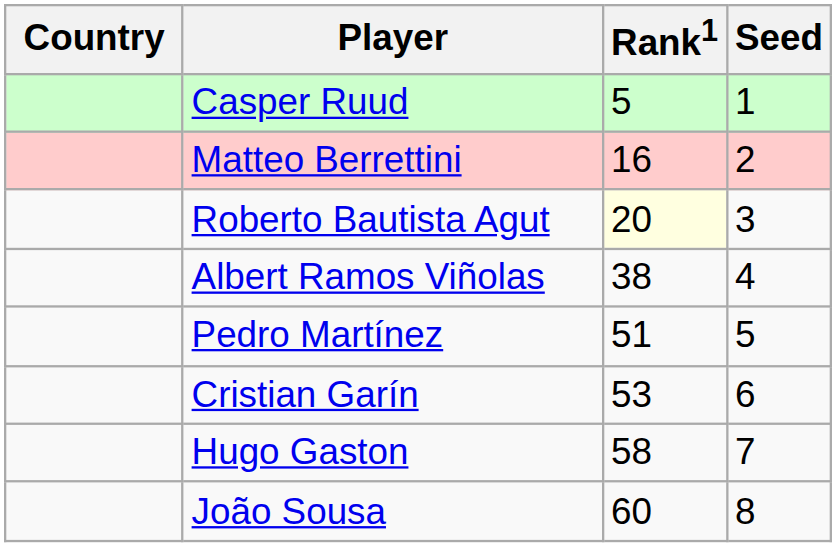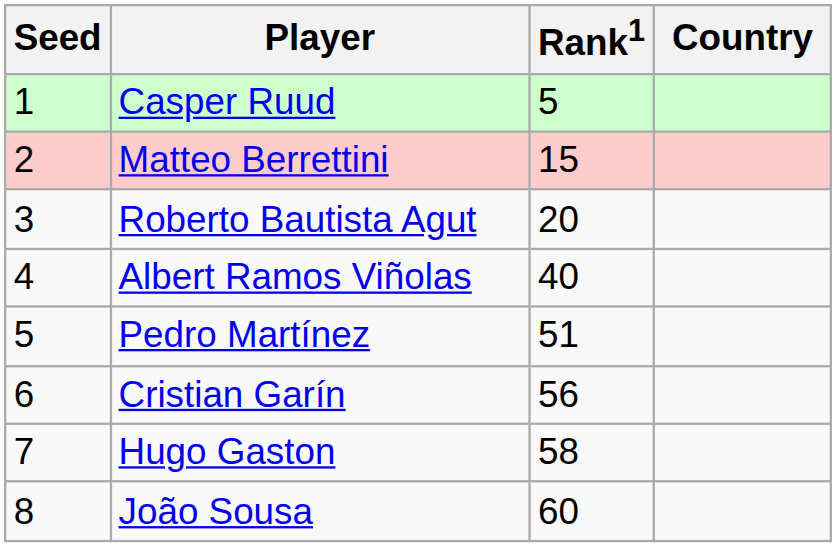columns swapped: (94, 38) <-> (779, 38)
(632, 160) 16 -> (558, 160) 15
(632, 218) lightyellow background -> (558, 218) no background
(632, 277) 38 -> (558, 277) 40
(632, 393) 53 -> (558, 393) 56
